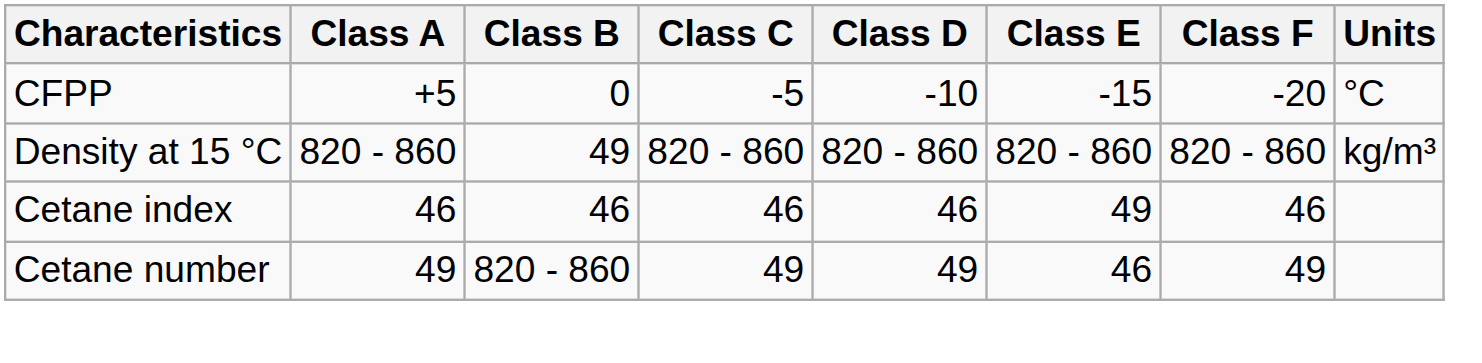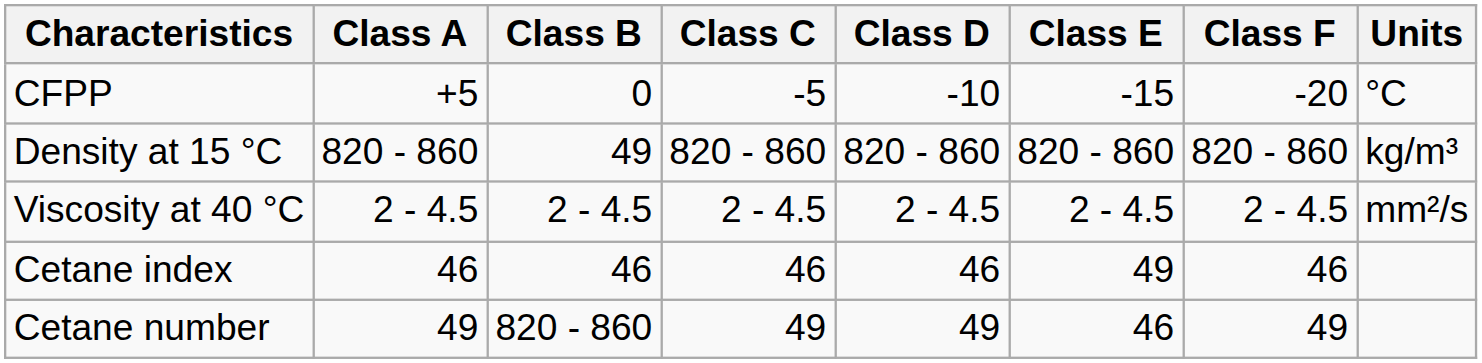+ row: (159, 210)
